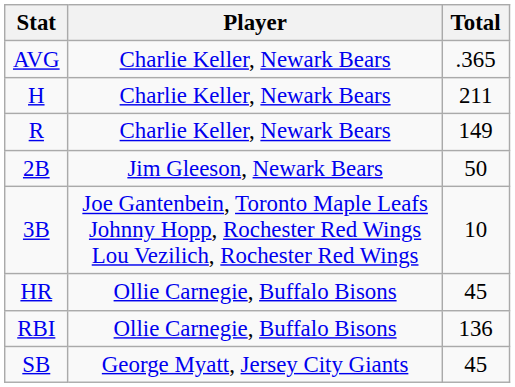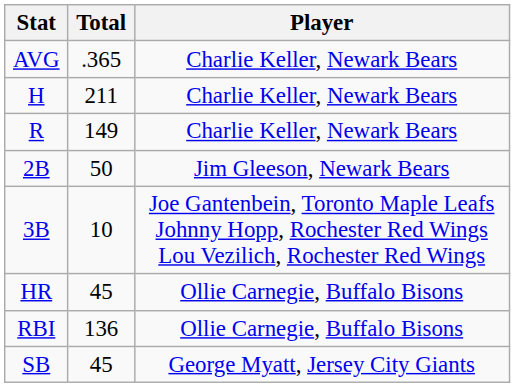columns swapped: (255, 22) <-> (476, 22)
